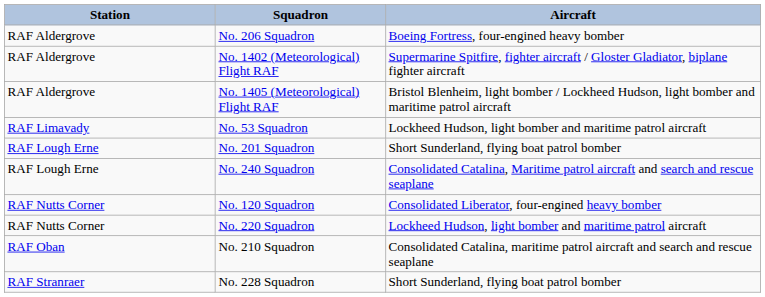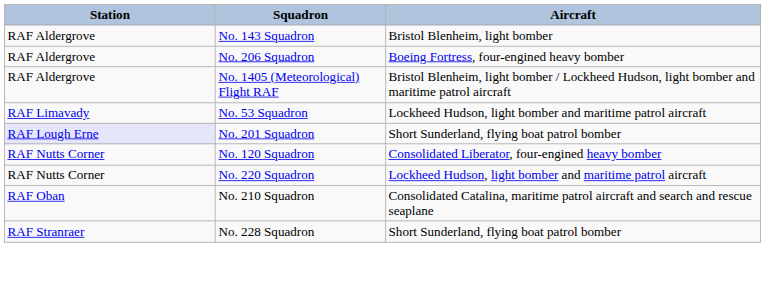+ row: (266, 35)
- row: (289, 63)
(53, 148) no background -> (53, 133) lavender background
- row: (266, 169)
